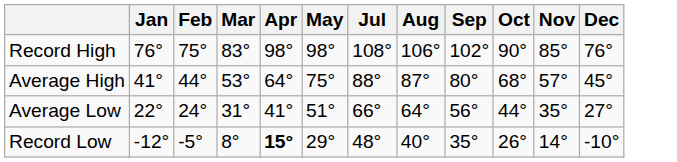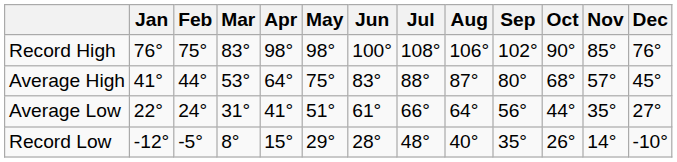+ column: (372, 19)
(279, 141) bold -> (279, 141) normal
